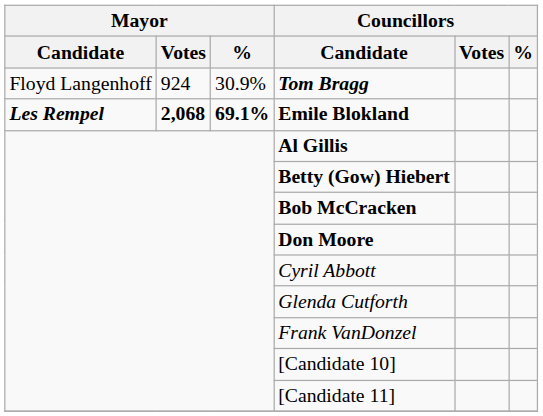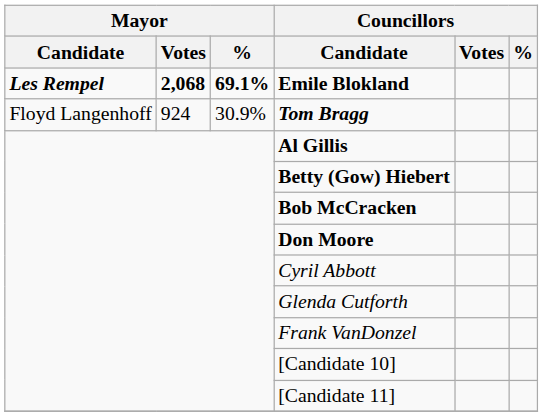rows swapped: (344, 114) <-> (324, 83)
